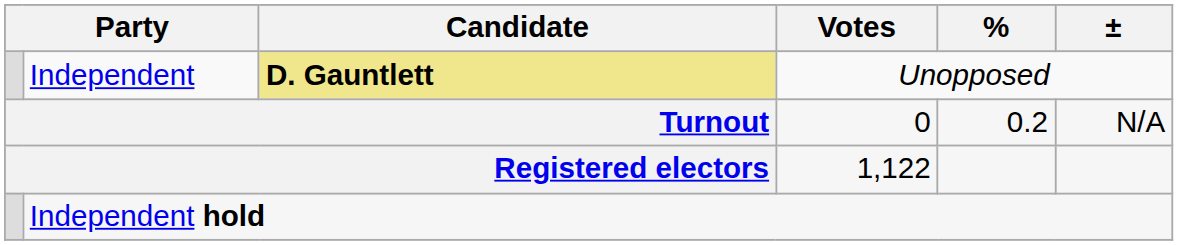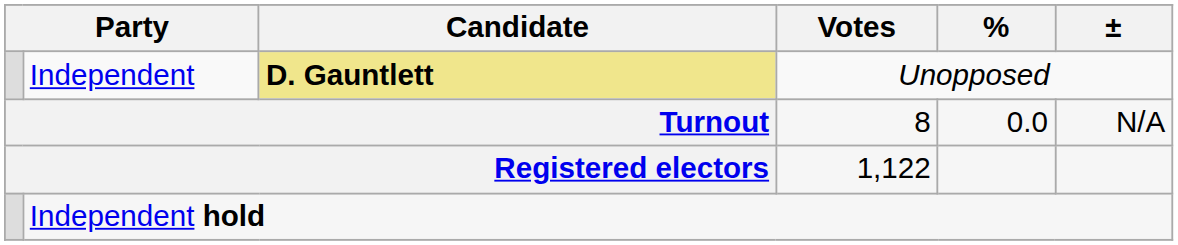(922, 121) 0 -> (922, 121) 8
(1027, 121) 0.2 -> (1027, 121) 0.0
